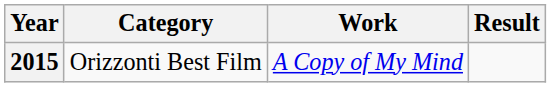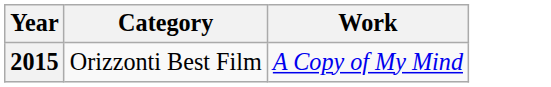- column: (507, 23)
